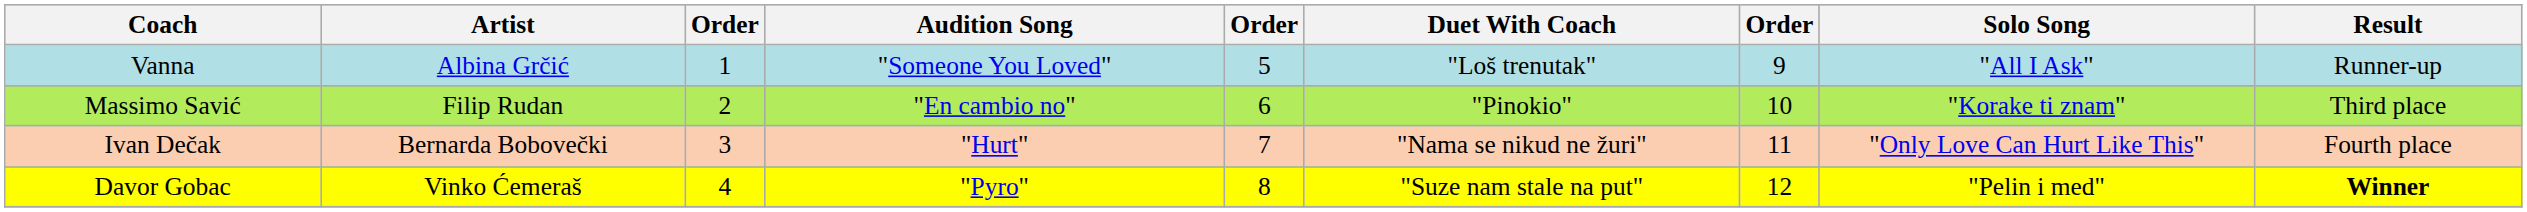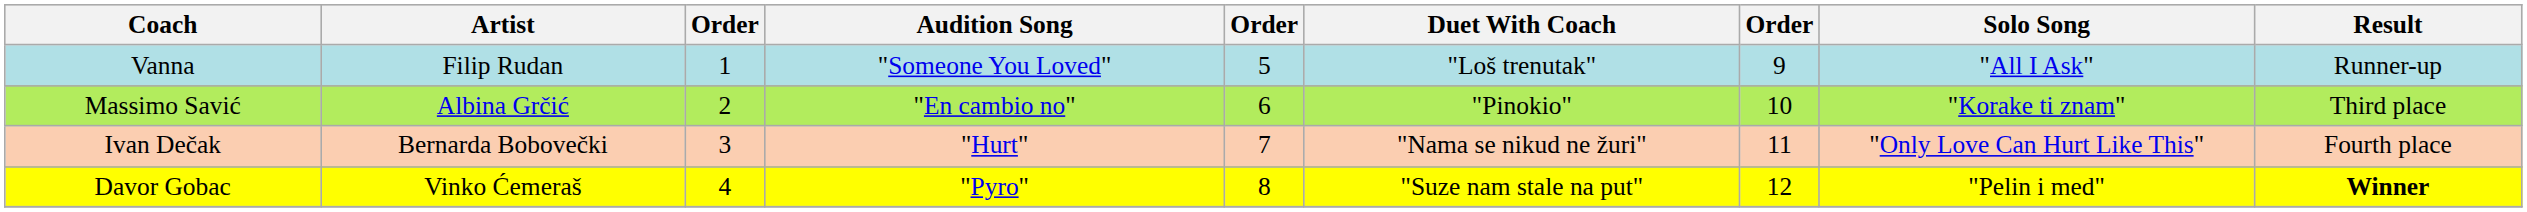(503, 65) Albina Grčić -> (503, 65) Filip Rudan
(503, 105) Filip Rudan -> (503, 105) Albina Grčić
